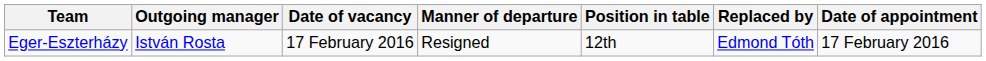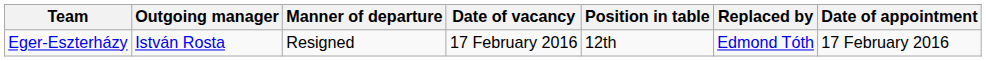columns swapped: (499, 17) <-> (350, 17)
